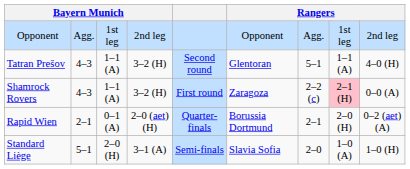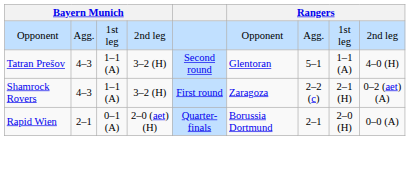(344, 92) pink background -> (344, 92) no background
(382, 92) 0–0 (A) -> (382, 92) 0–2 (aet) (A)
(382, 121) 0–2 (aet) (A) -> (382, 121) 0–0 (A)
- row: (26, 150)
